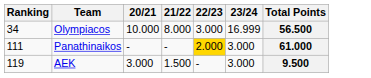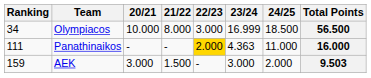+ column: (282, 13)
(241, 47) 3.000 -> (241, 47) 4.363
(296, 47) 61.000 -> (333, 47) 16.000
(15, 64) 119 -> (16, 64) 159
(296, 64) 9.500 -> (333, 64) 9.503
